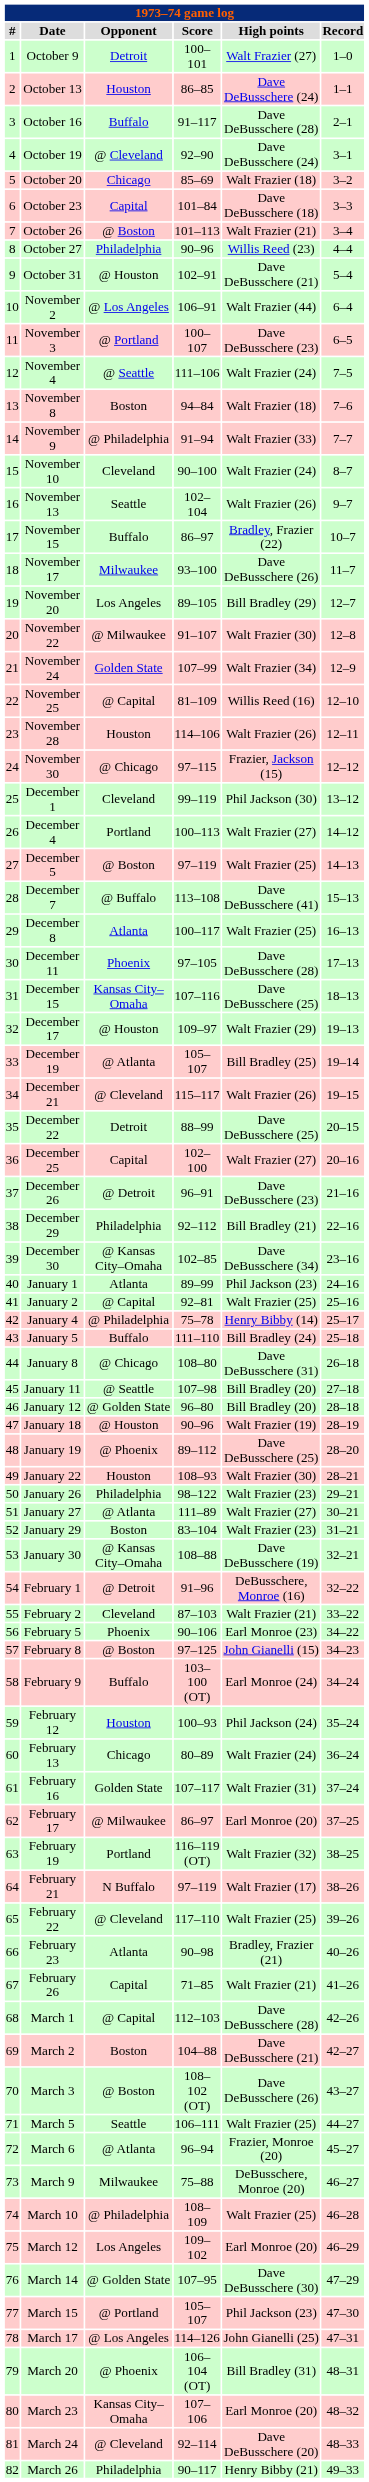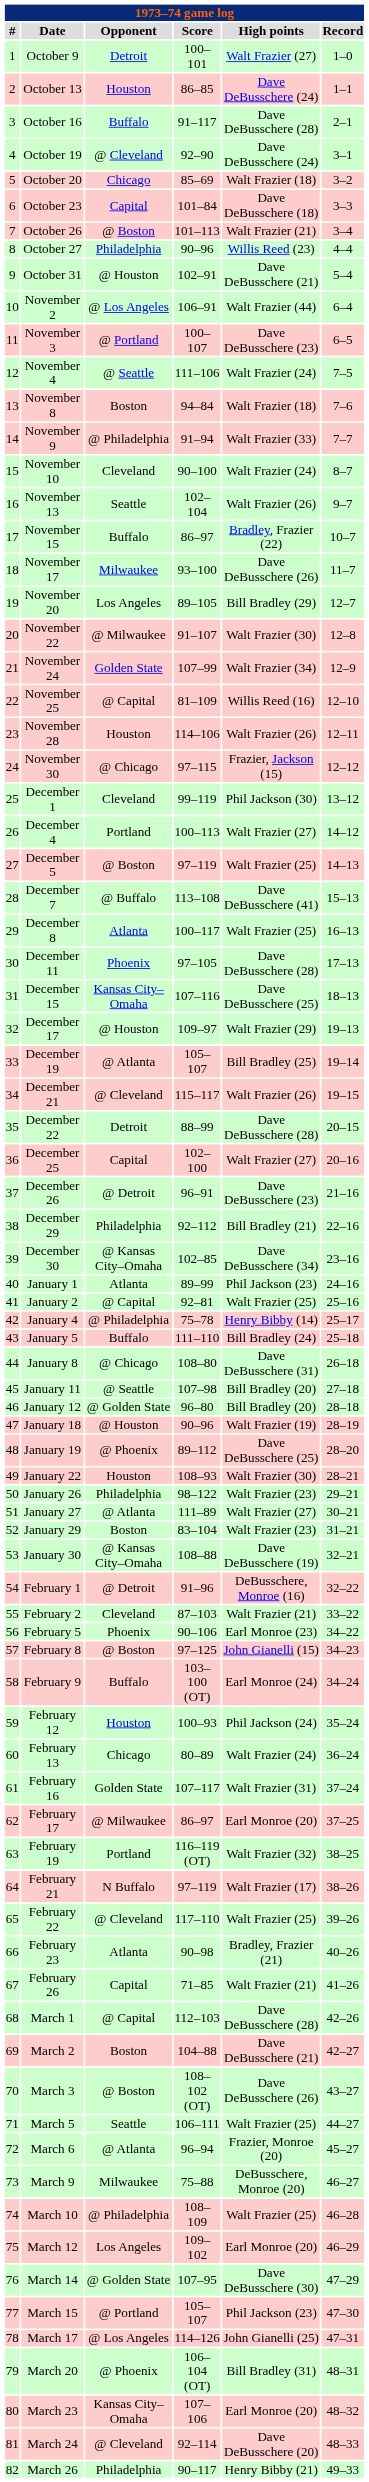(271, 1127) Dave DeBusschere (25) -> (271, 1127) Dave DeBusschere (28)
